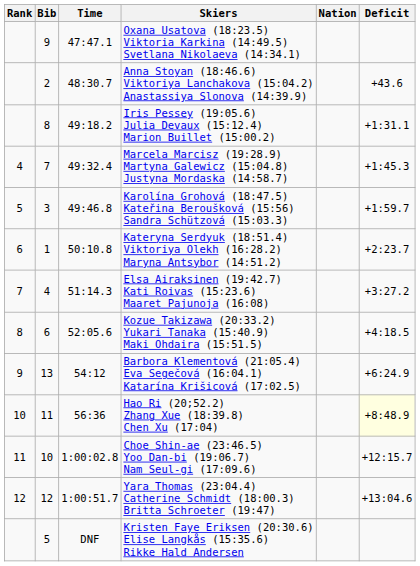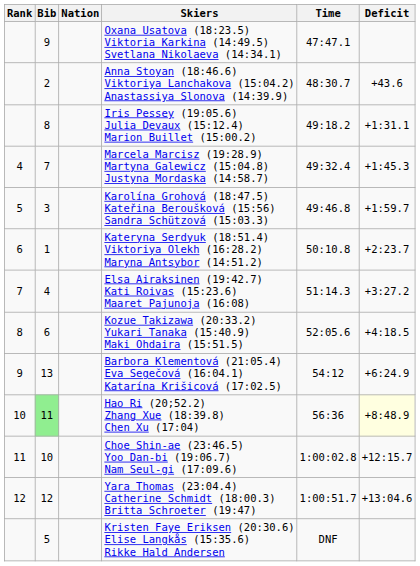columns swapped: (338, 13) <-> (90, 13)
(47, 415) no background -> (47, 415) lightgreen background
